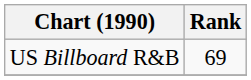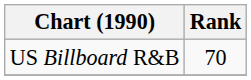(215, 57) 69 -> (215, 57) 70
